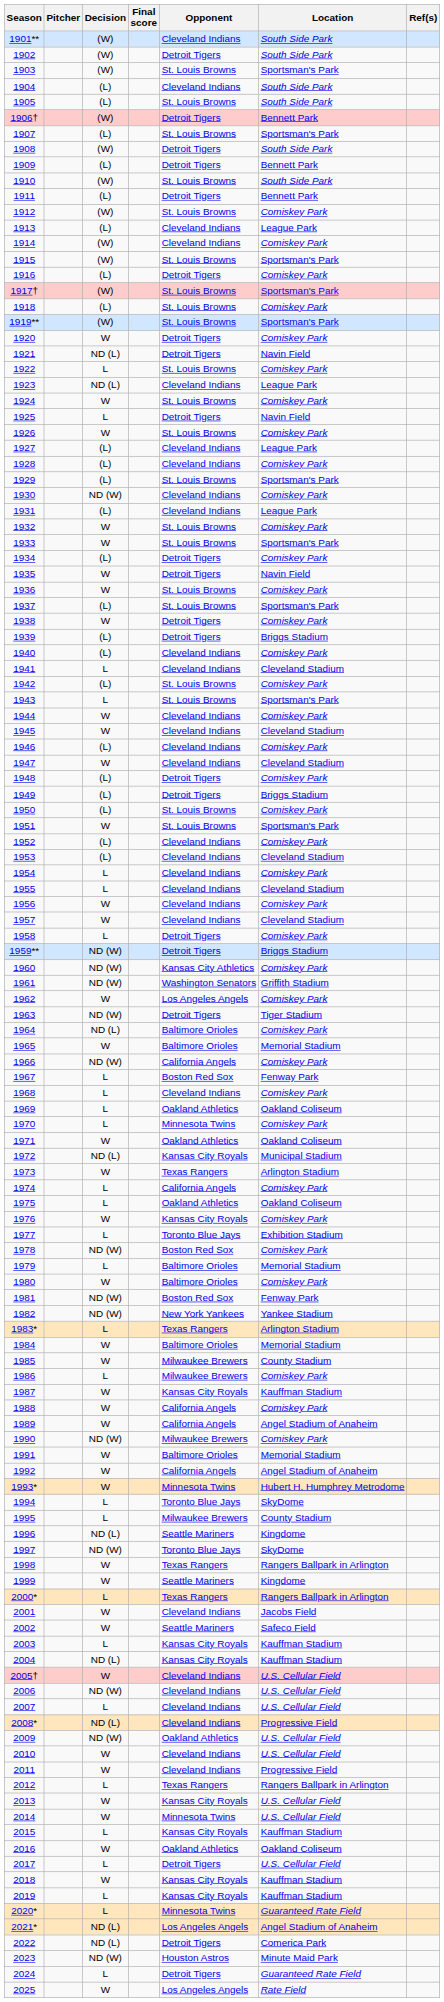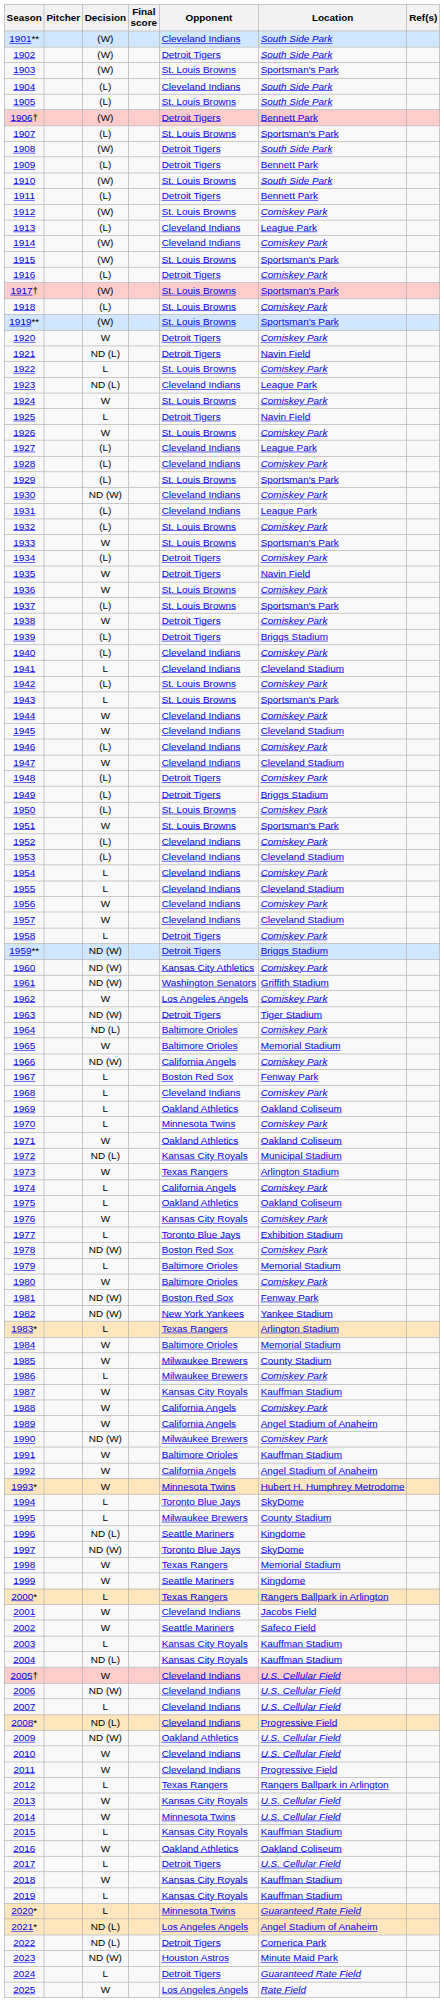(105, 526) W -> (105, 526) (L)
(301, 1455) Memorial Stadium -> (301, 1455) Kauffman Stadium
(325, 1565) Rangers Ballpark in Arlington -> (301, 1565) Memorial Stadium
